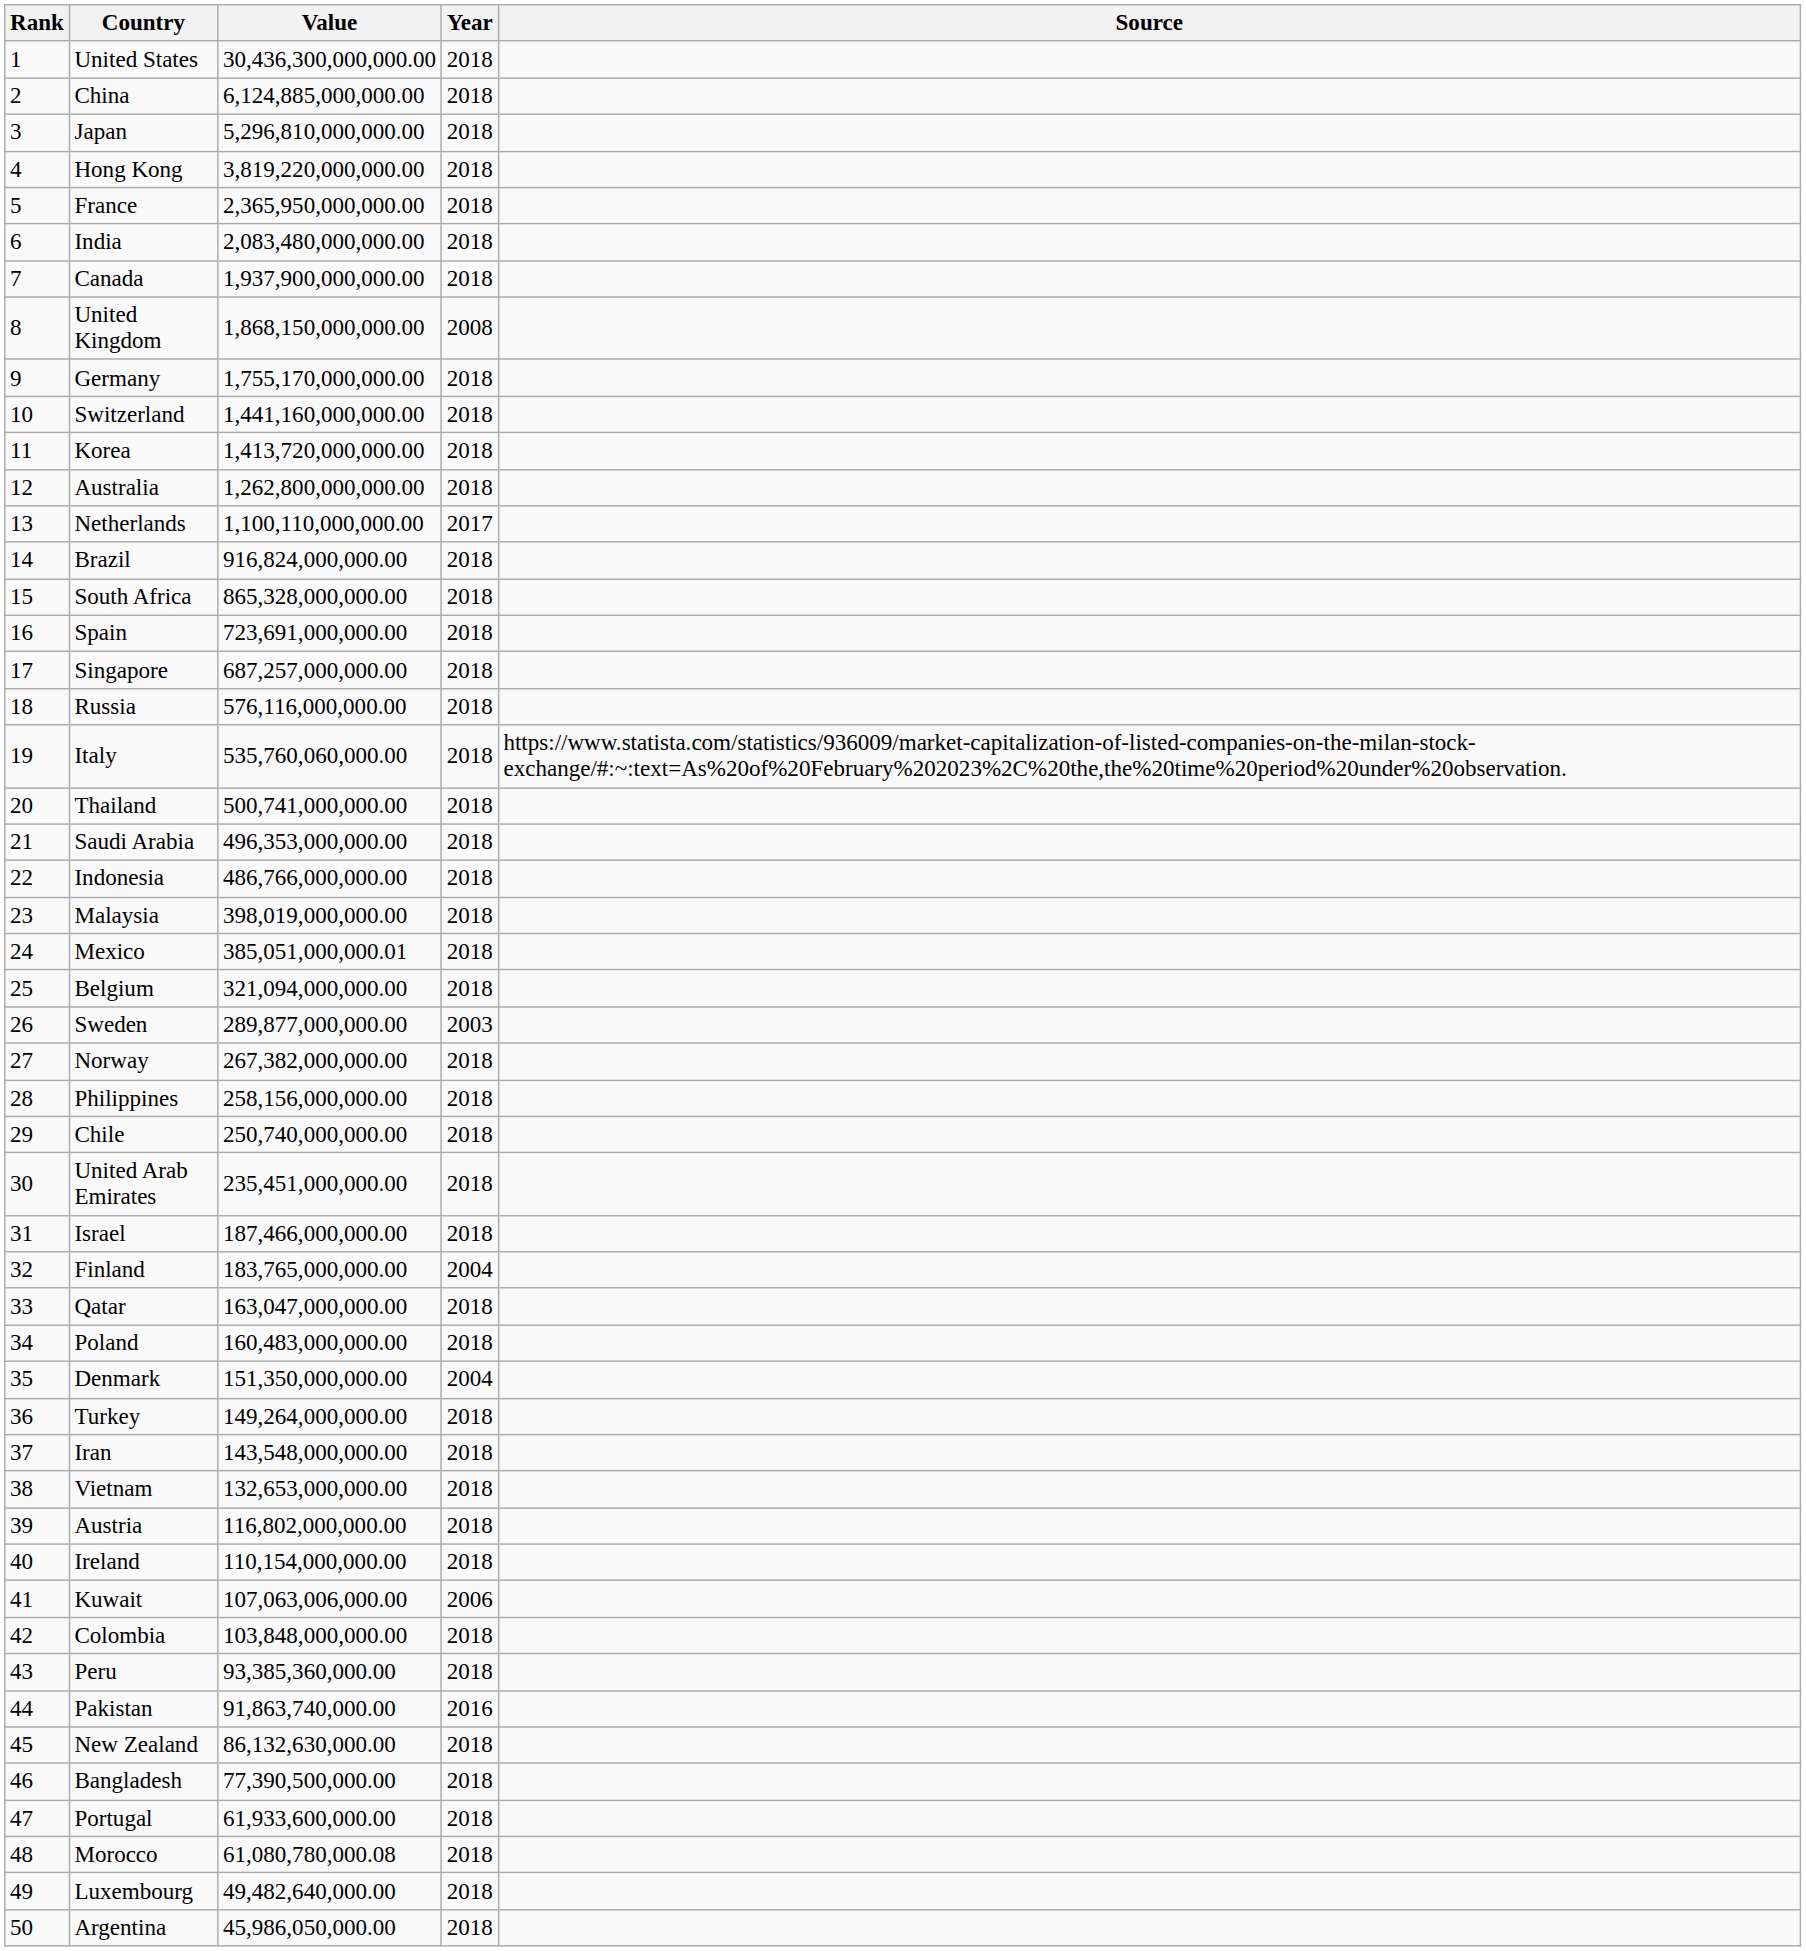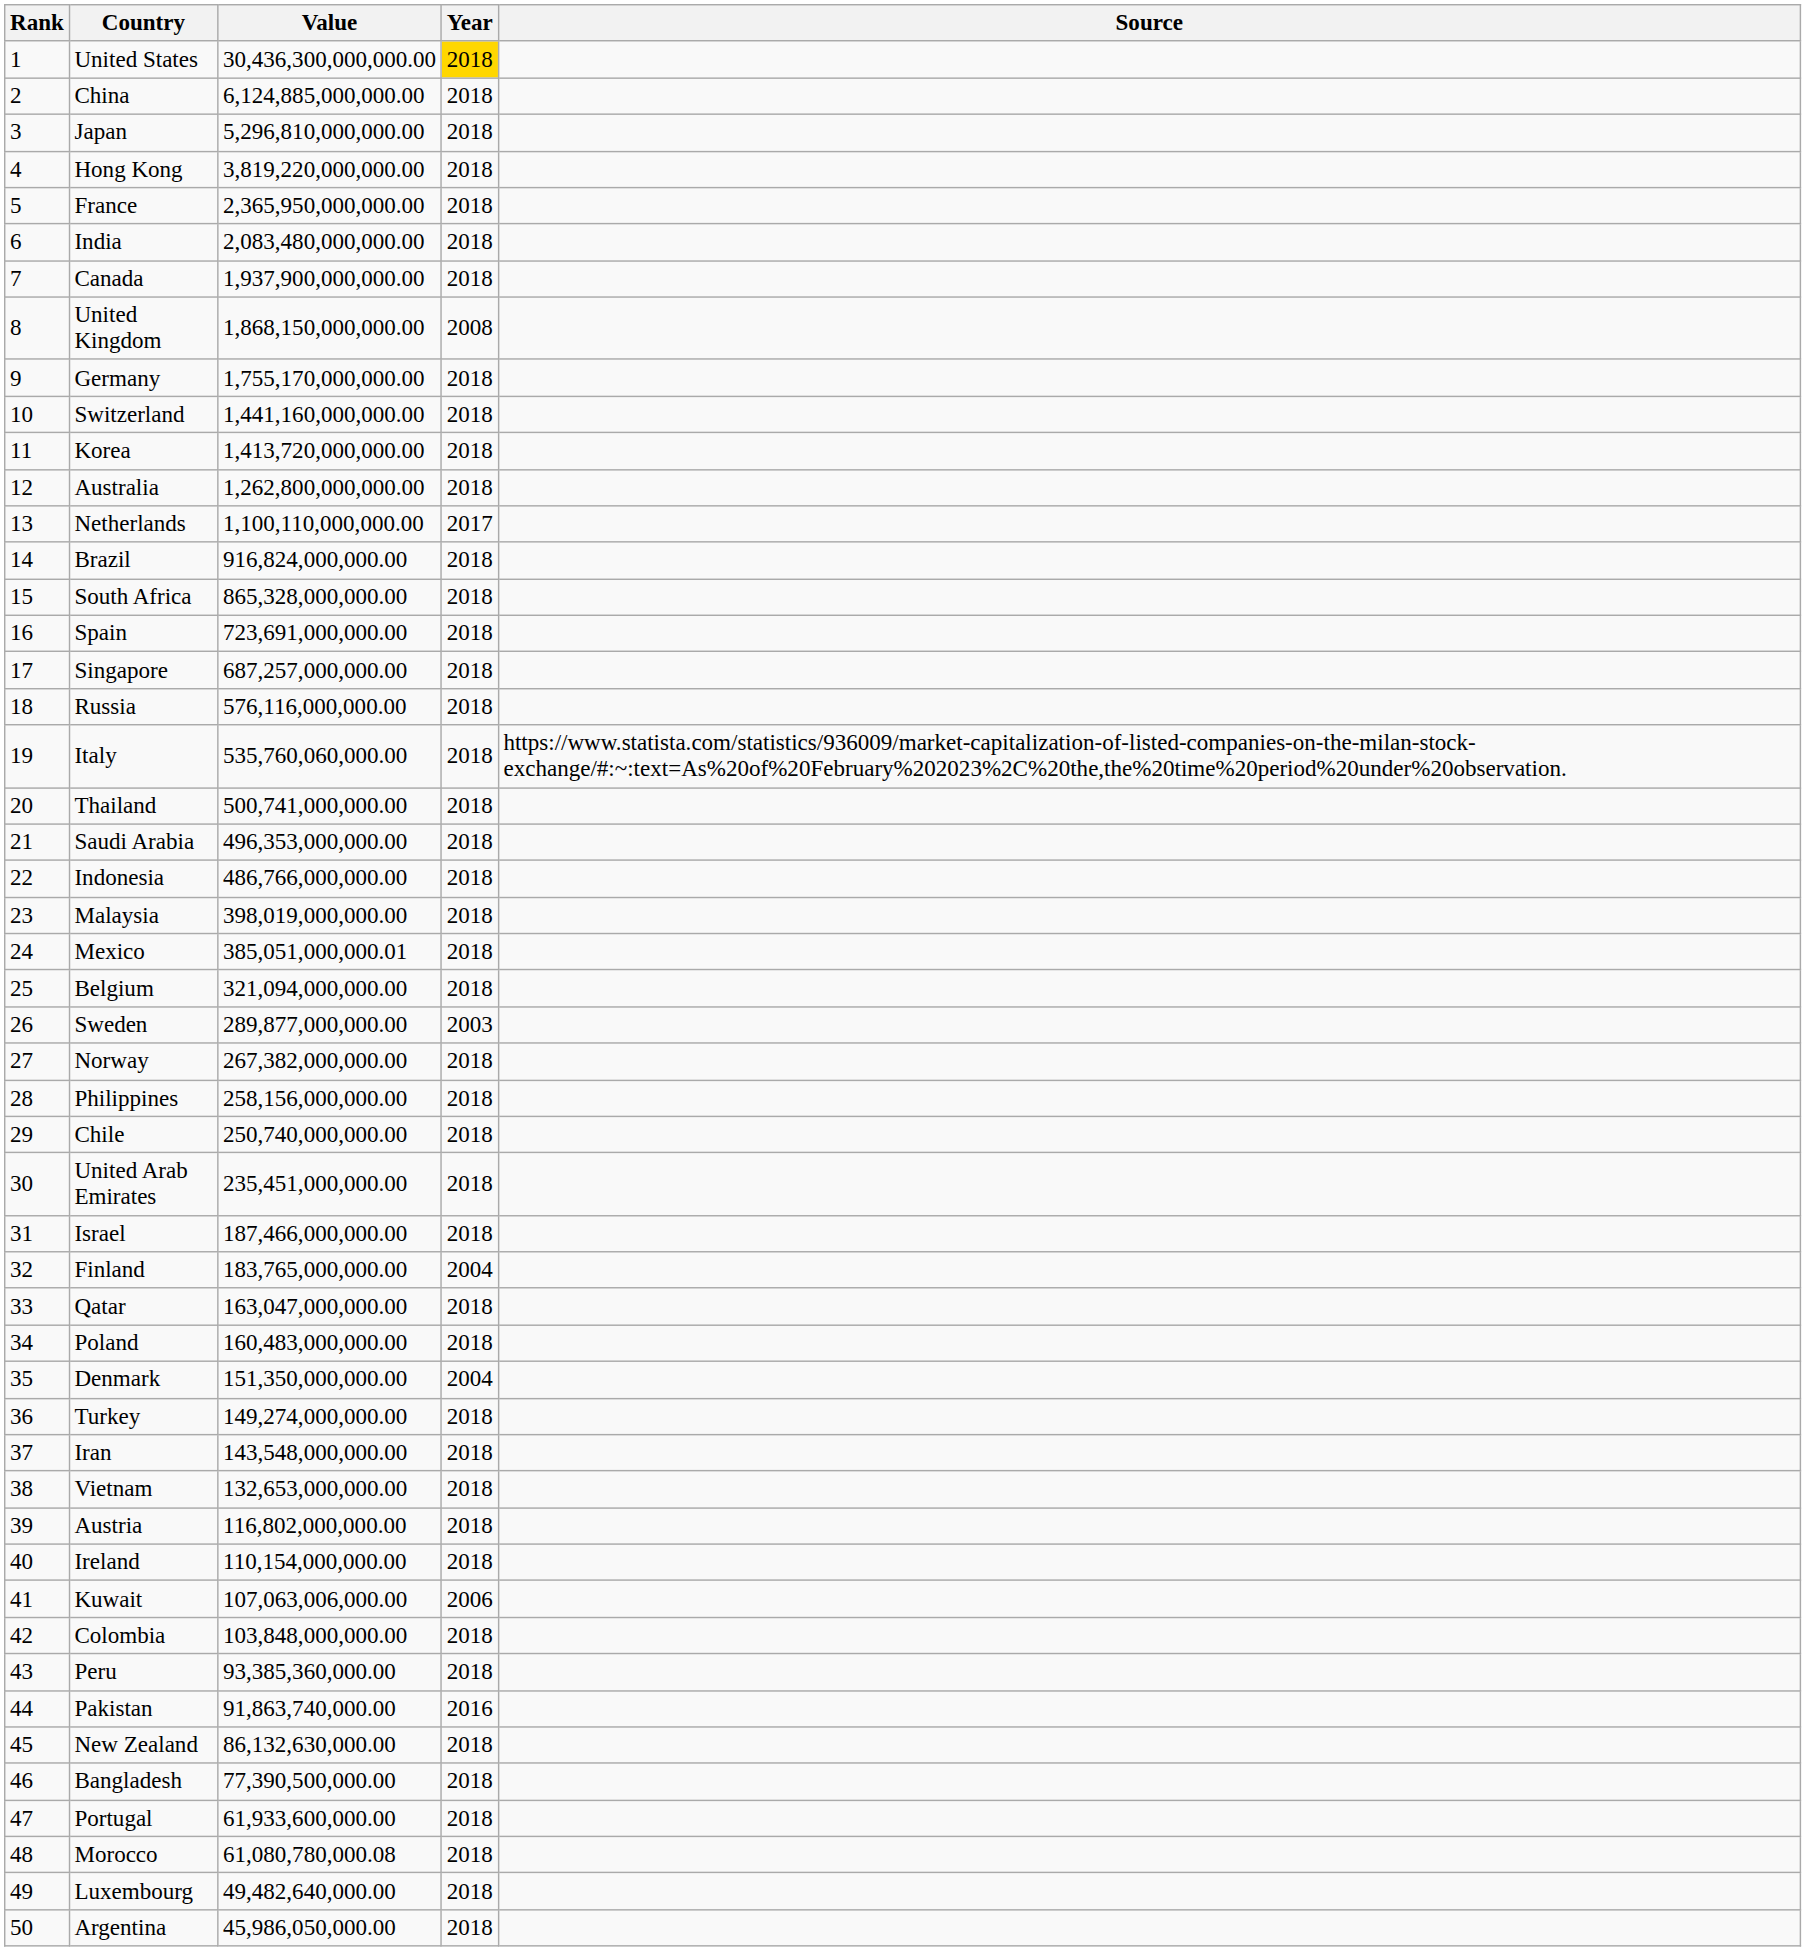(470, 59) no background -> (470, 59) gold background
(315, 1415) 149,264,000,000.00 -> (315, 1415) 149,274,000,000.00
